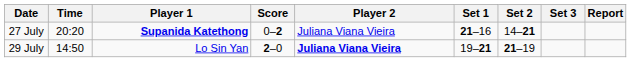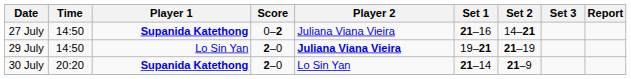(70, 31) 20:20 -> (70, 31) 14:50
+ row: (26, 66)
